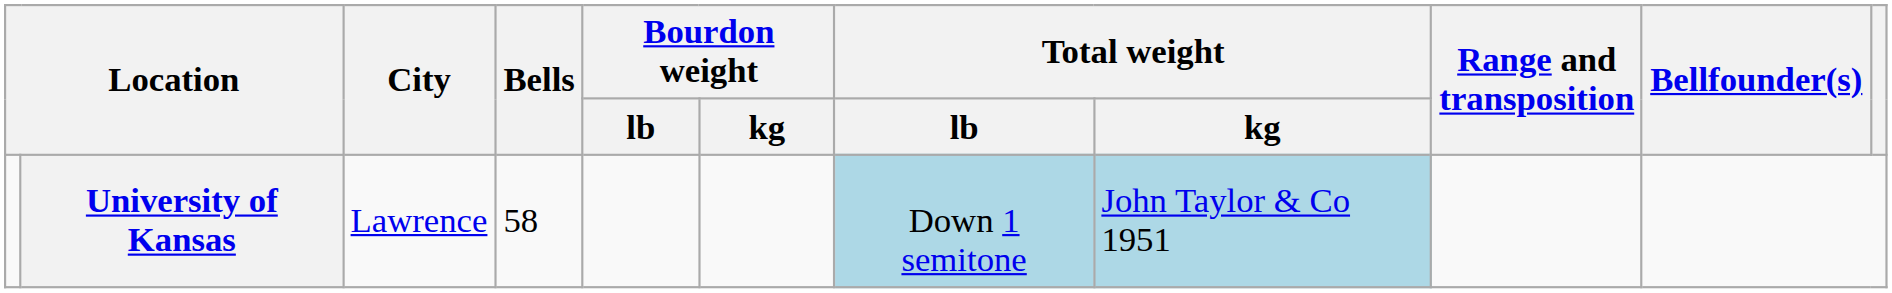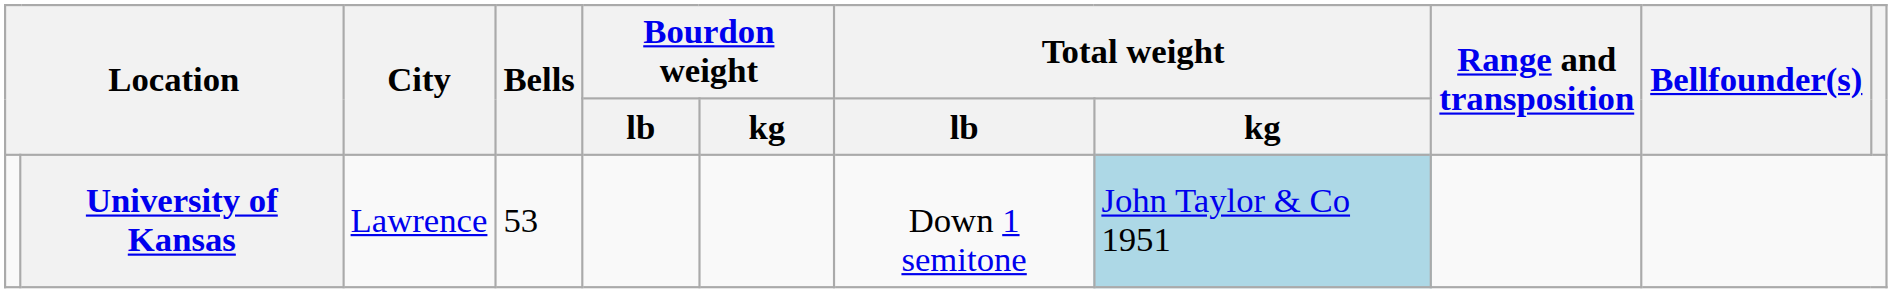(521, 220) 58 -> (521, 220) 53
(964, 239) lightblue background -> (964, 239) no background
